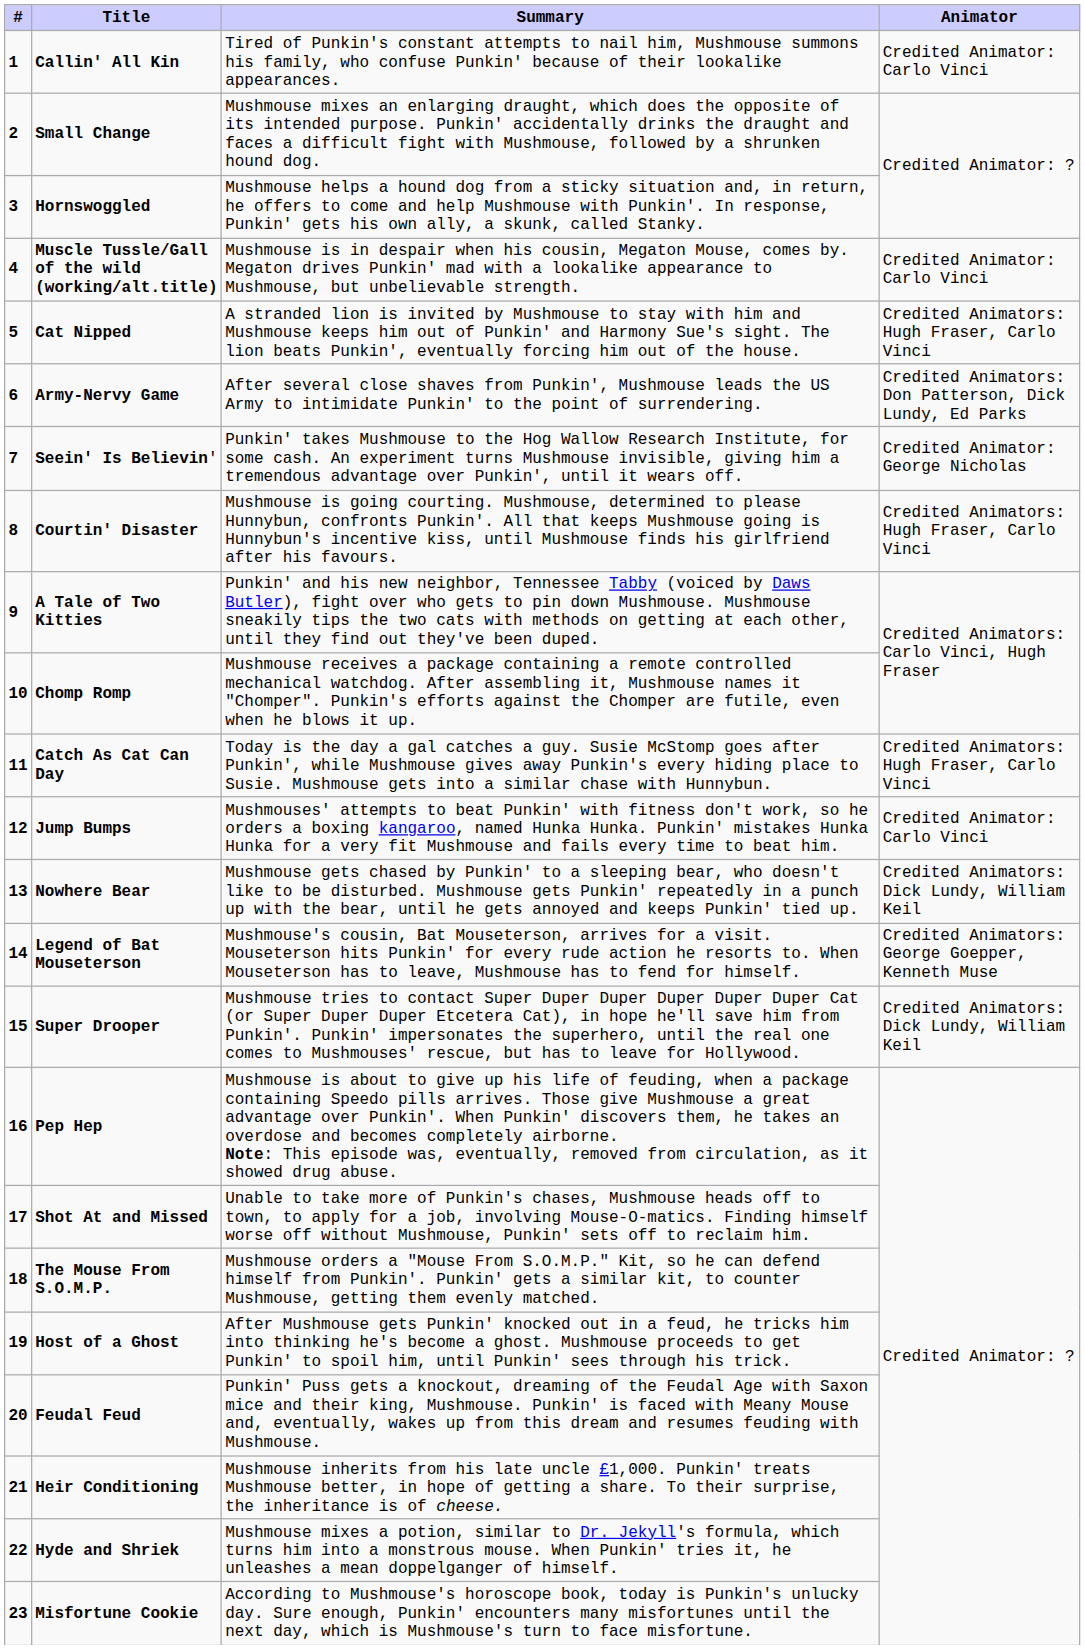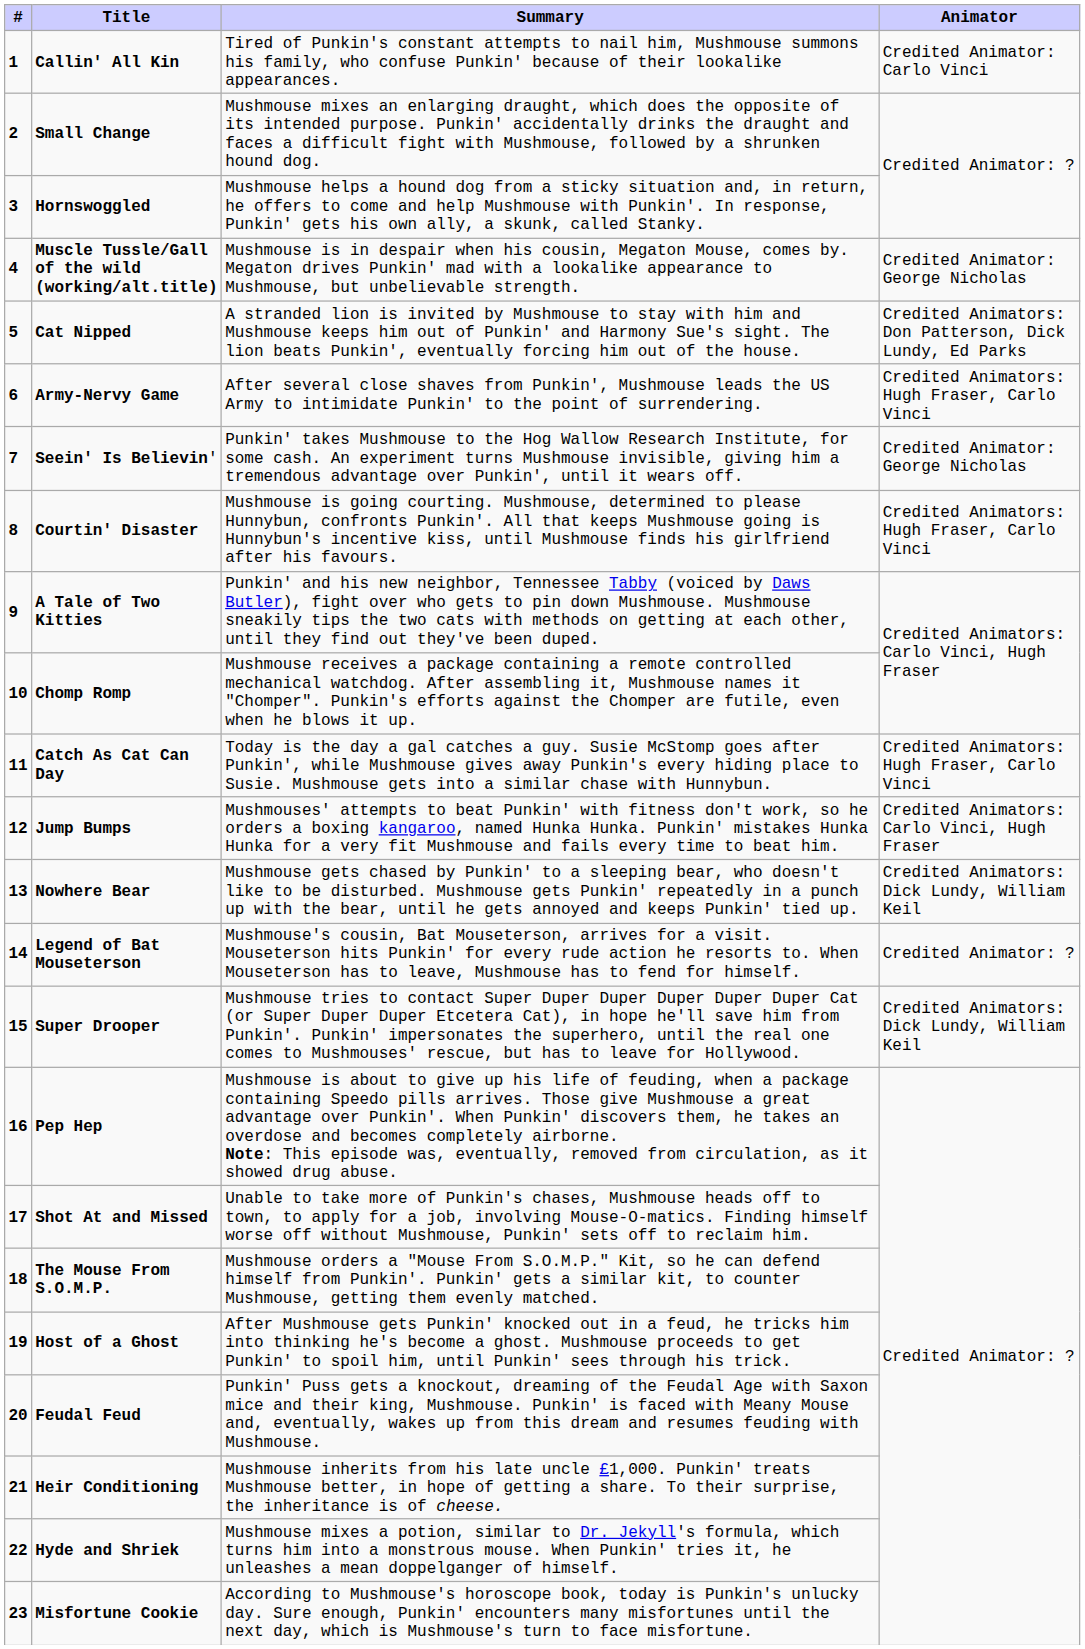(969, 269) Credited Animator: Carlo Vinci -> (969, 269) Credited Animator: George Nicholas
(974, 332) Credited Animators: Hugh Fraser, Carlo Vinci -> (974, 332) Credited Animators: Don Patterson, Dick Lundy, Ed Parks
(974, 395) Credited Animators: Don Patterson, Dick Lundy, Ed Parks -> (974, 395) Credited Animators: Hugh Fraser, Carlo Vinci
(969, 829) Credited Animator: Carlo Vinci -> (974, 829) Credited Animators: Carlo Vinci, Hugh Fraser
(974, 954) Credited Animators: George Goepper, Kenneth Muse -> (979, 954) Credited Animator: ?
